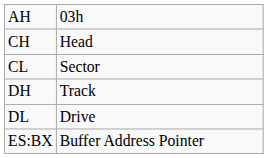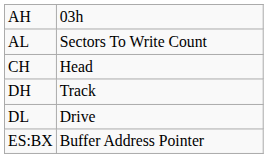+ row: (19, 41)
- row: (18, 66)
